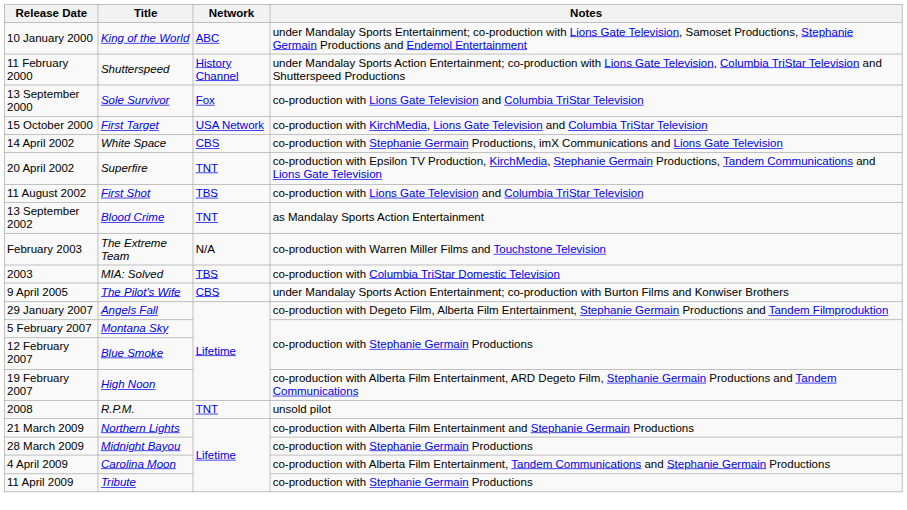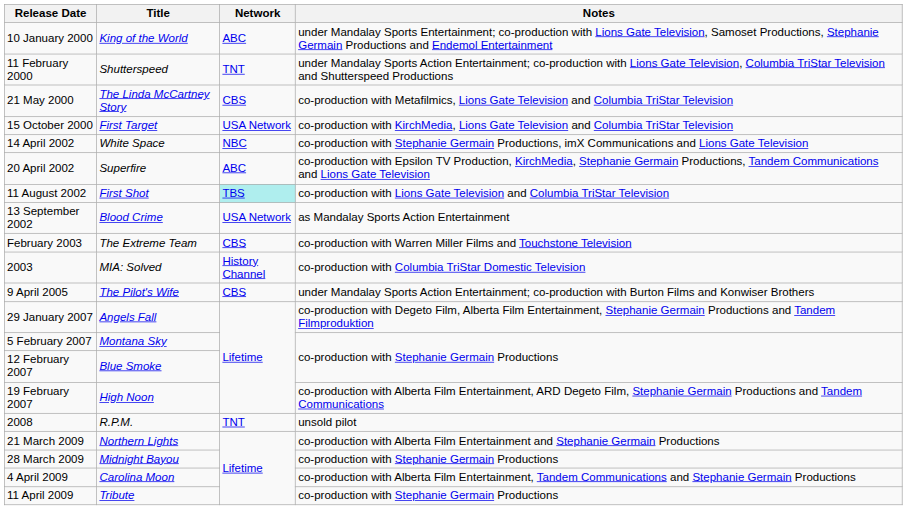(217, 69) History Channel -> (234, 69) TNT
+ row: (40, 100)
- row: (43, 100)
(207, 143) CBS -> (235, 143) NBC
(207, 168) TNT -> (234, 168) ABC
(207, 193) no background -> (234, 193) paleturquoise background
(207, 218) TNT -> (257, 218) USA Network
(205, 249) N/A -> (234, 242) CBS
(207, 274) TBS -> (244, 267) History Channel
